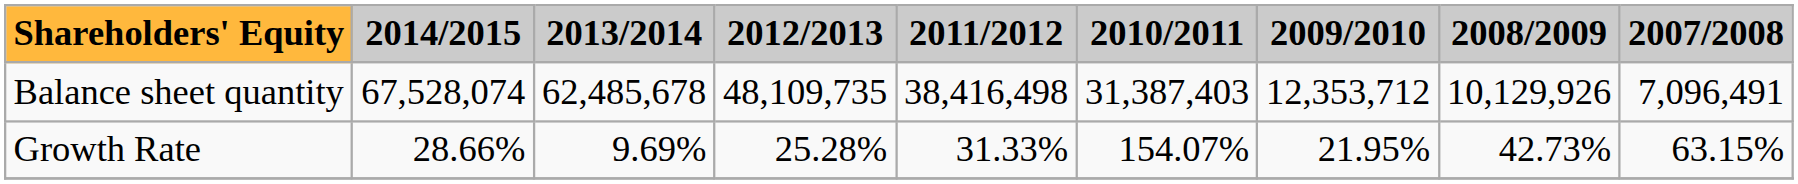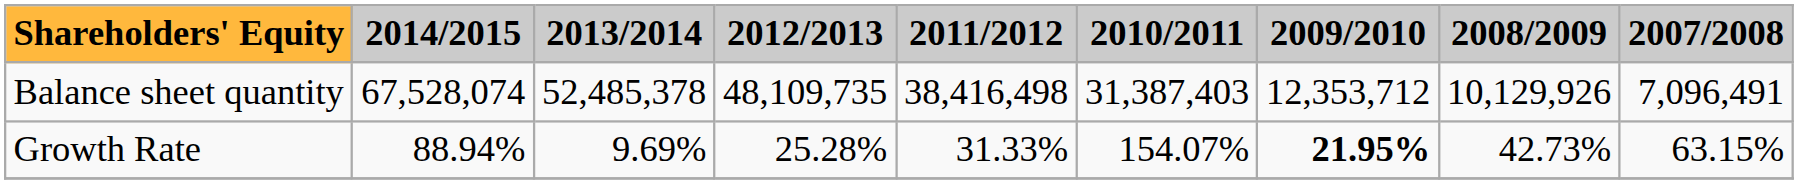(624, 91) 62,485,678 -> (624, 91) 52,485,378
(469, 149) 28.66% -> (469, 149) 88.94%
(1374, 149) normal -> (1371, 149) bold
